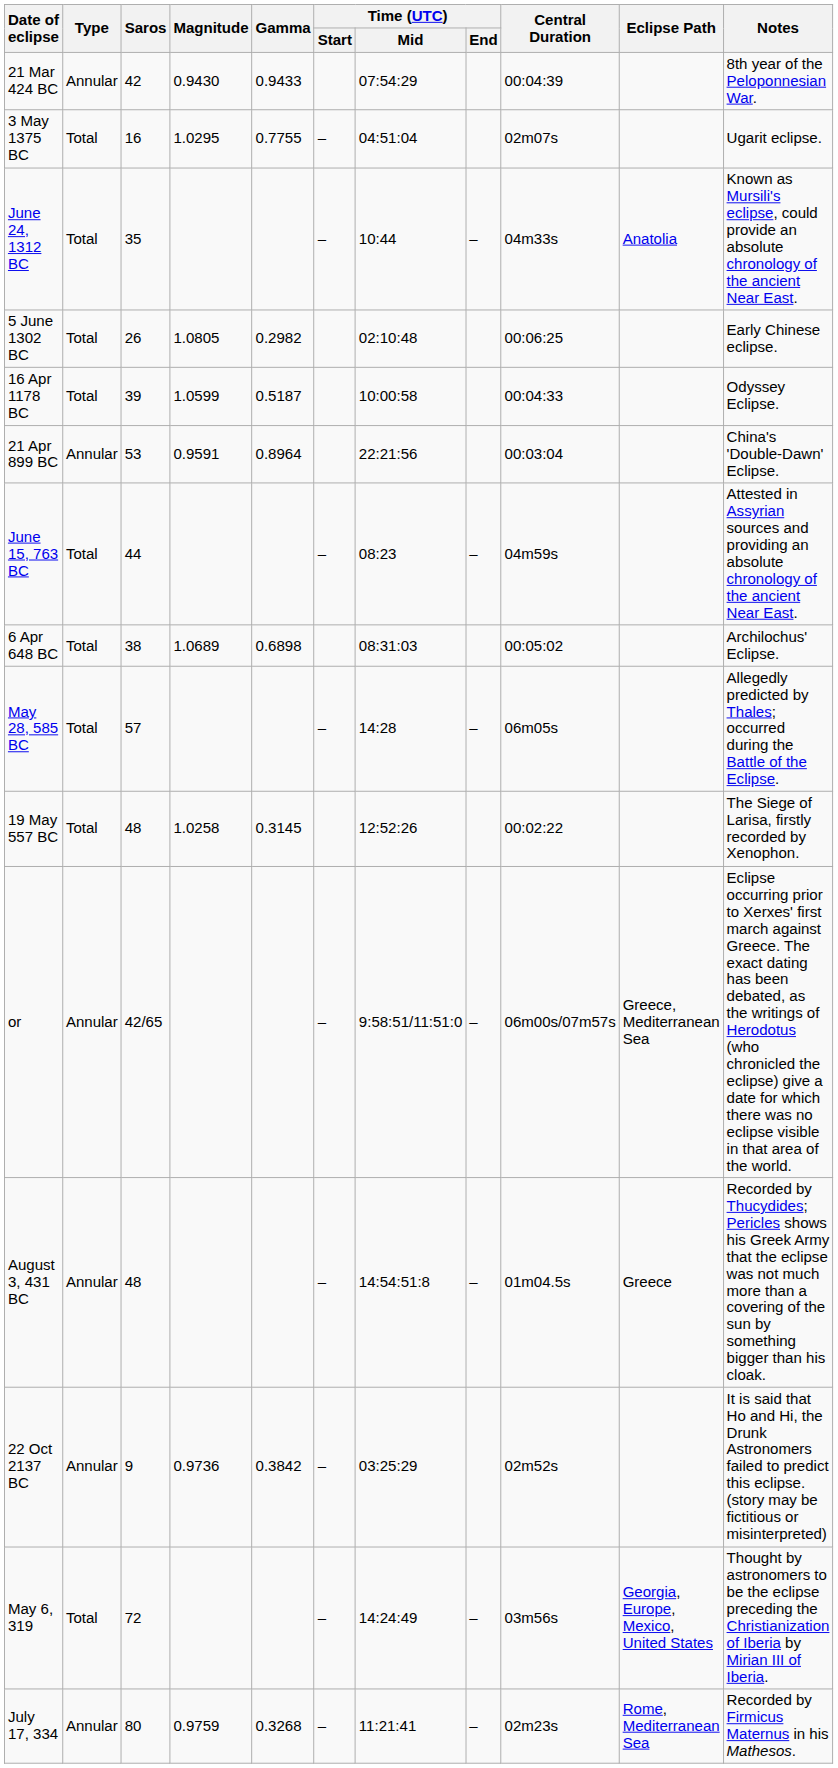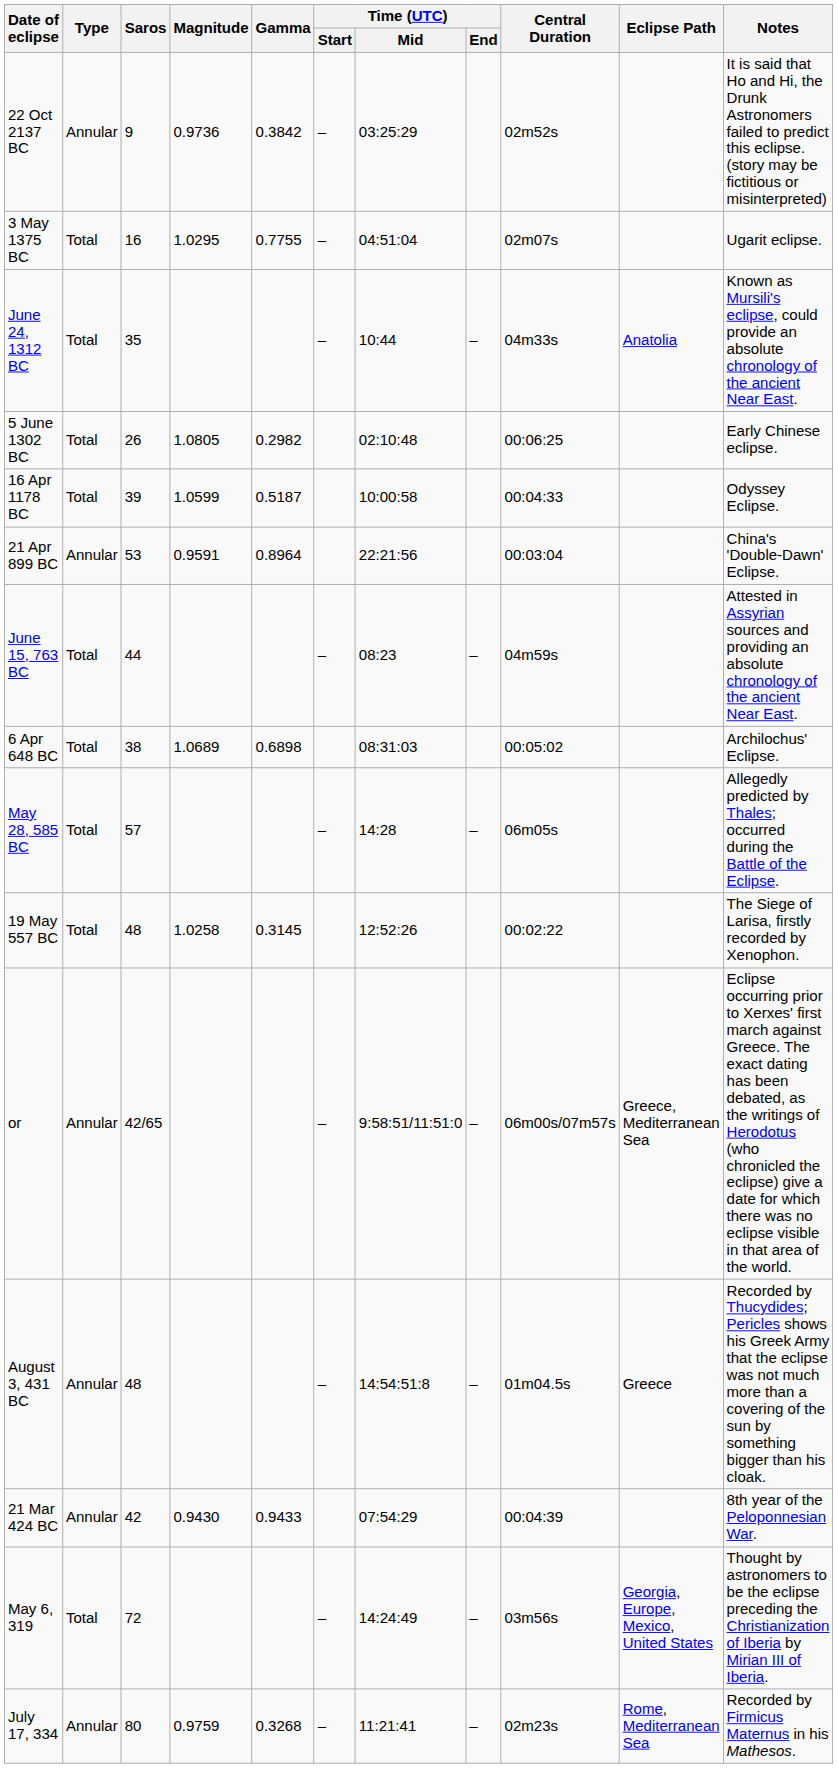rows swapped: (30, 1467) <-> (33, 81)
